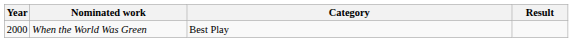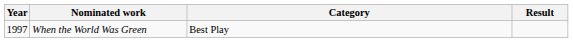(17, 29) 2000 -> (17, 29) 1997
